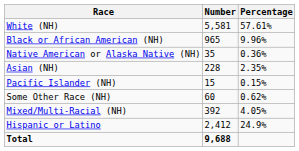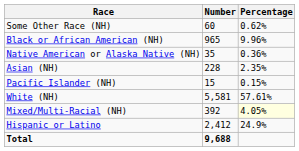rows swapped: (33, 26) <-> (59, 97)
(253, 111) no background -> (253, 111) lightyellow background
